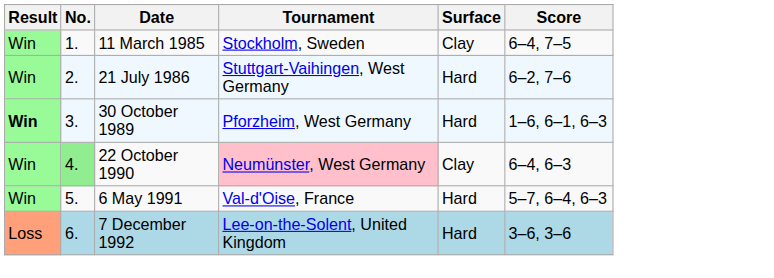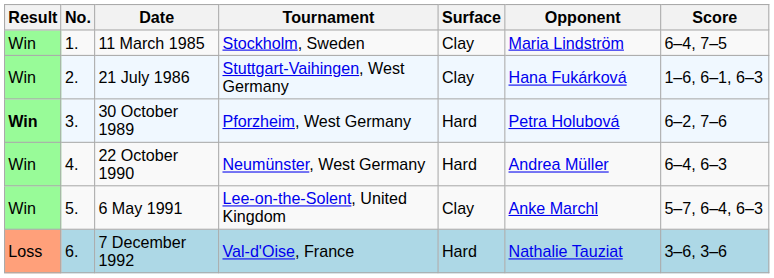+ column: (583, 17)
(459, 77) Hard -> (458, 77) Clay
(540, 77) 6–2, 7–6 -> (714, 77) 1–6, 6–1, 6–3
(558, 121) 1–6, 6–1, 6–3 -> (696, 121) 6–2, 7–6
(72, 165) lightgreen background -> (72, 165) no background
(324, 165) pink background -> (324, 165) no background
(458, 165) Clay -> (459, 165) Hard
(288, 199) Val-d'Oise, France -> (315, 208) Lee-on-the-Solent, United Kingdom
(459, 199) Hard -> (458, 208) Clay
(315, 234) Lee-on-the-Solent, United Kingdom -> (288, 252) Val-d'Oise, France
